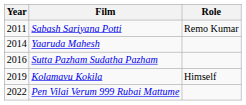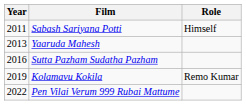(211, 28) Remo Kumar -> (200, 28) Himself
(17, 44) 2014 -> (17, 44) 2013
(200, 76) Himself -> (211, 76) Remo Kumar
